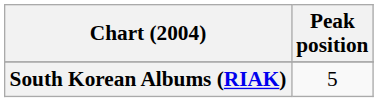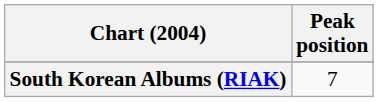(332, 79) 5 -> (332, 79) 7
